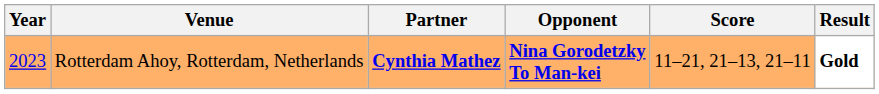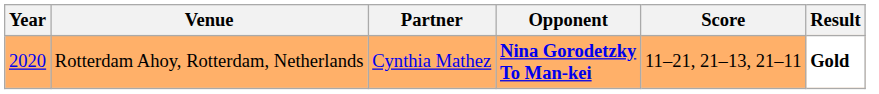(28, 61) 2023 -> (28, 61) 2020
(436, 61) bold -> (432, 61) normal
